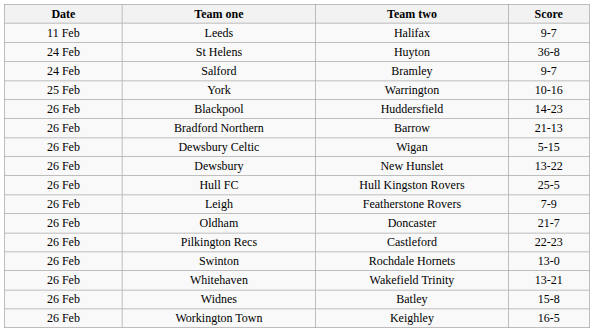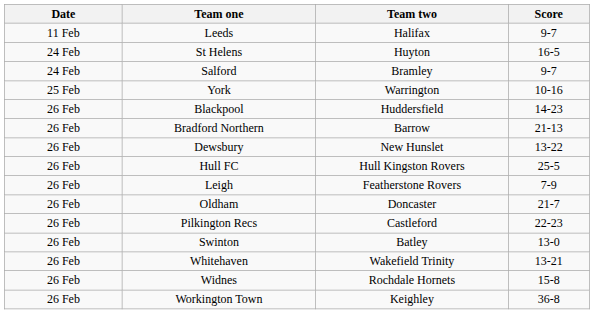(549, 52) 36-8 -> (549, 52) 16-5
- row: (219, 147)
(412, 261) Rochdale Hornets -> (412, 242) Batley
(412, 299) Batley -> (412, 280) Rochdale Hornets
(549, 318) 16-5 -> (549, 299) 36-8
